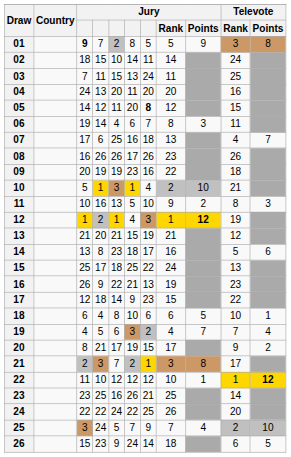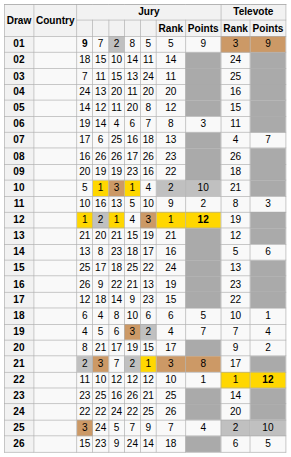(268, 44) 8 -> (268, 44) 9
(148, 108) bold -> (148, 108) normal
